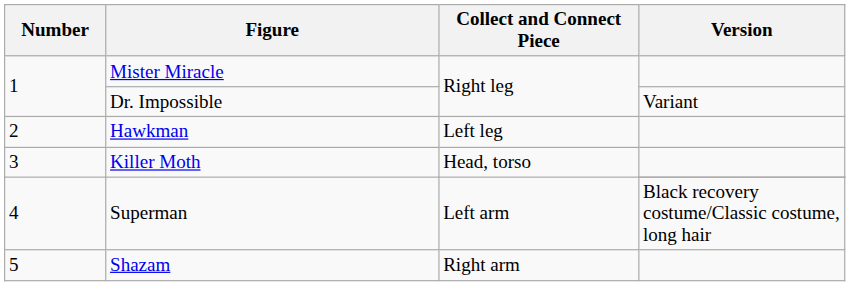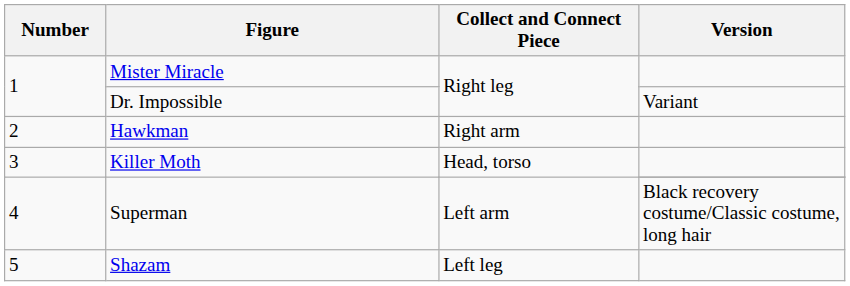(473, 131) Left leg -> (481, 131) Right arm
(481, 265) Right arm -> (473, 265) Left leg
